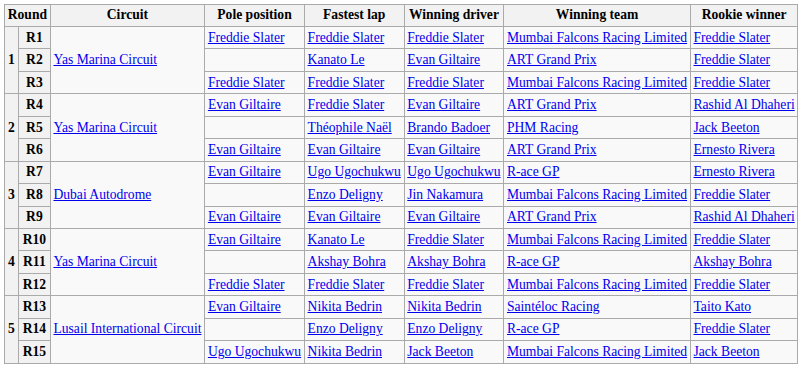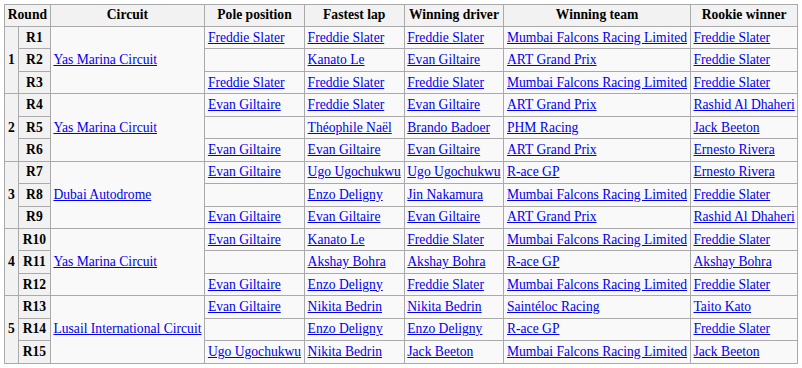(246, 284) Freddie Slater -> (244, 284) Evan Giltaire
(346, 284) Freddie Slater -> (345, 284) Enzo Deligny
